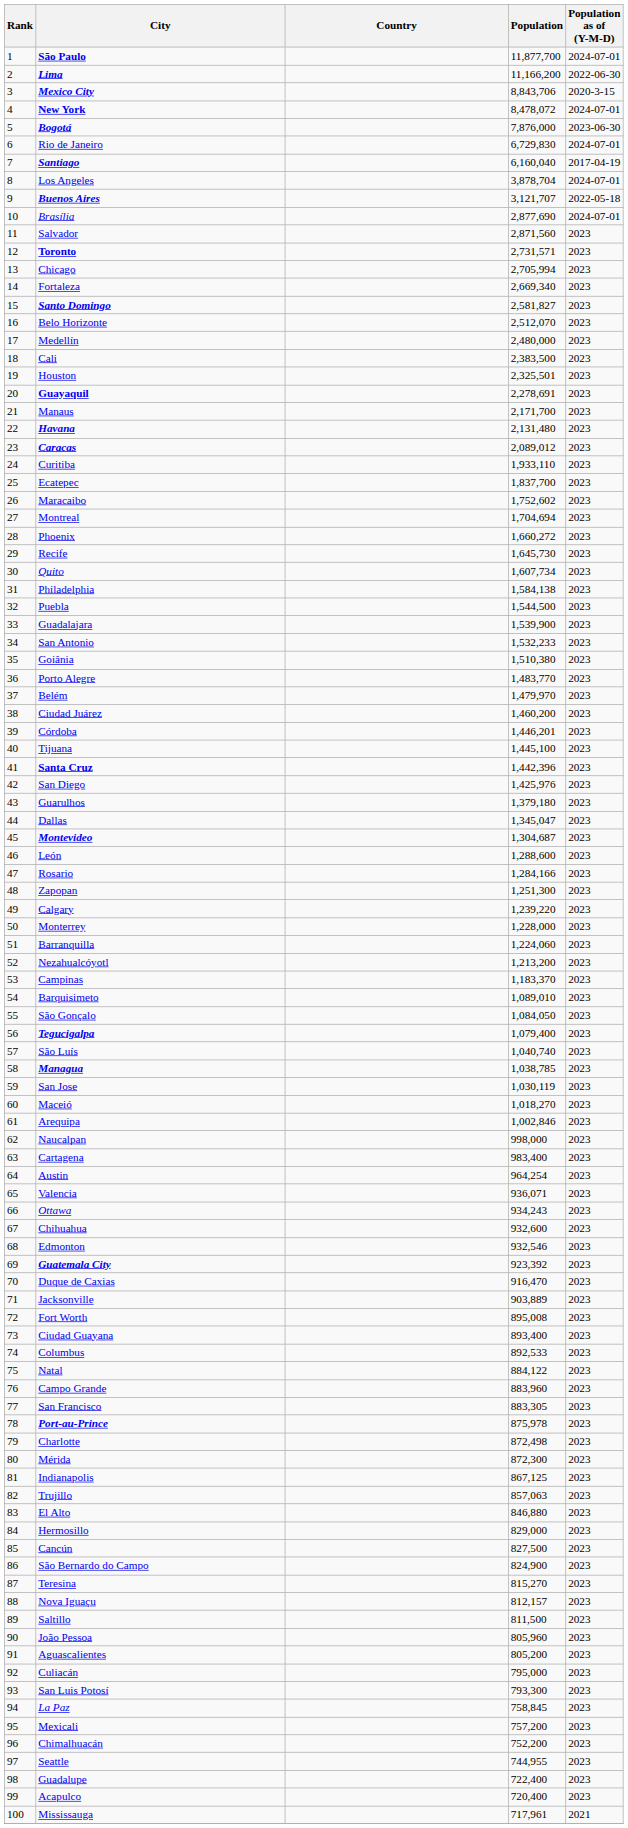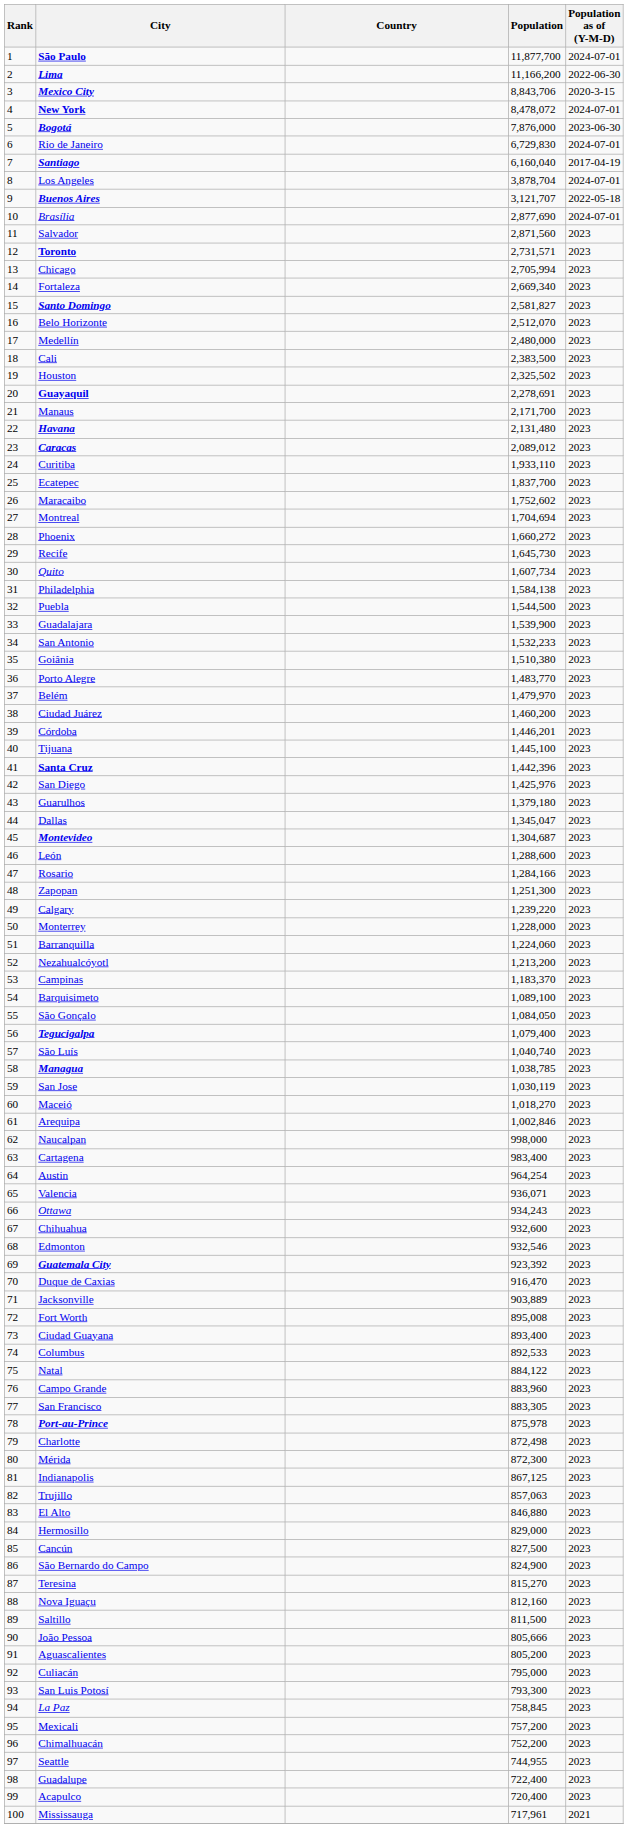(533, 376) 2,325,501 -> (533, 376) 2,325,502
(533, 997) 1,089,010 -> (533, 997) 1,089,100
(529, 1601) 812,157 -> (529, 1601) 812,160
(529, 1637) 805,960 -> (529, 1637) 805,666
